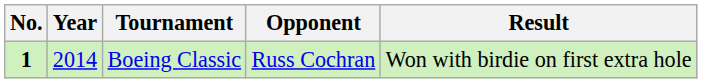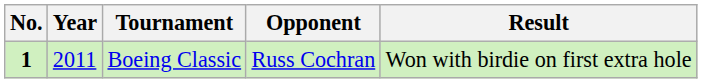(75, 59) 2014 -> (75, 59) 2011
